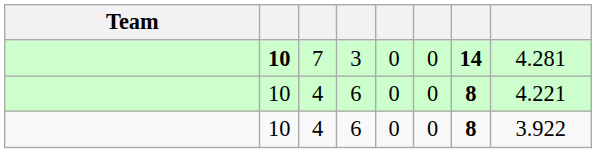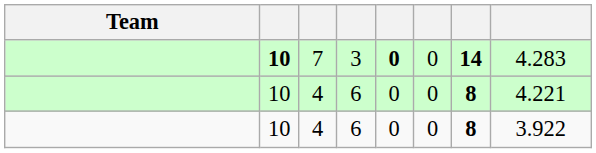(394, 57) normal -> (394, 57) bold
(541, 57) 4.281 -> (541, 57) 4.283
